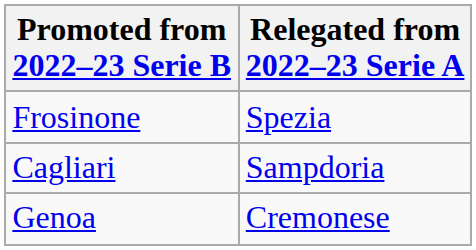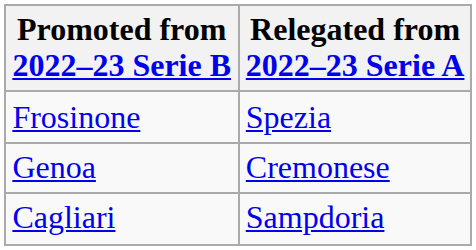rows swapped: (54, 218) <-> (64, 167)
